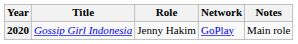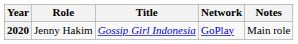columns swapped: (83, 13) <-> (167, 13)
